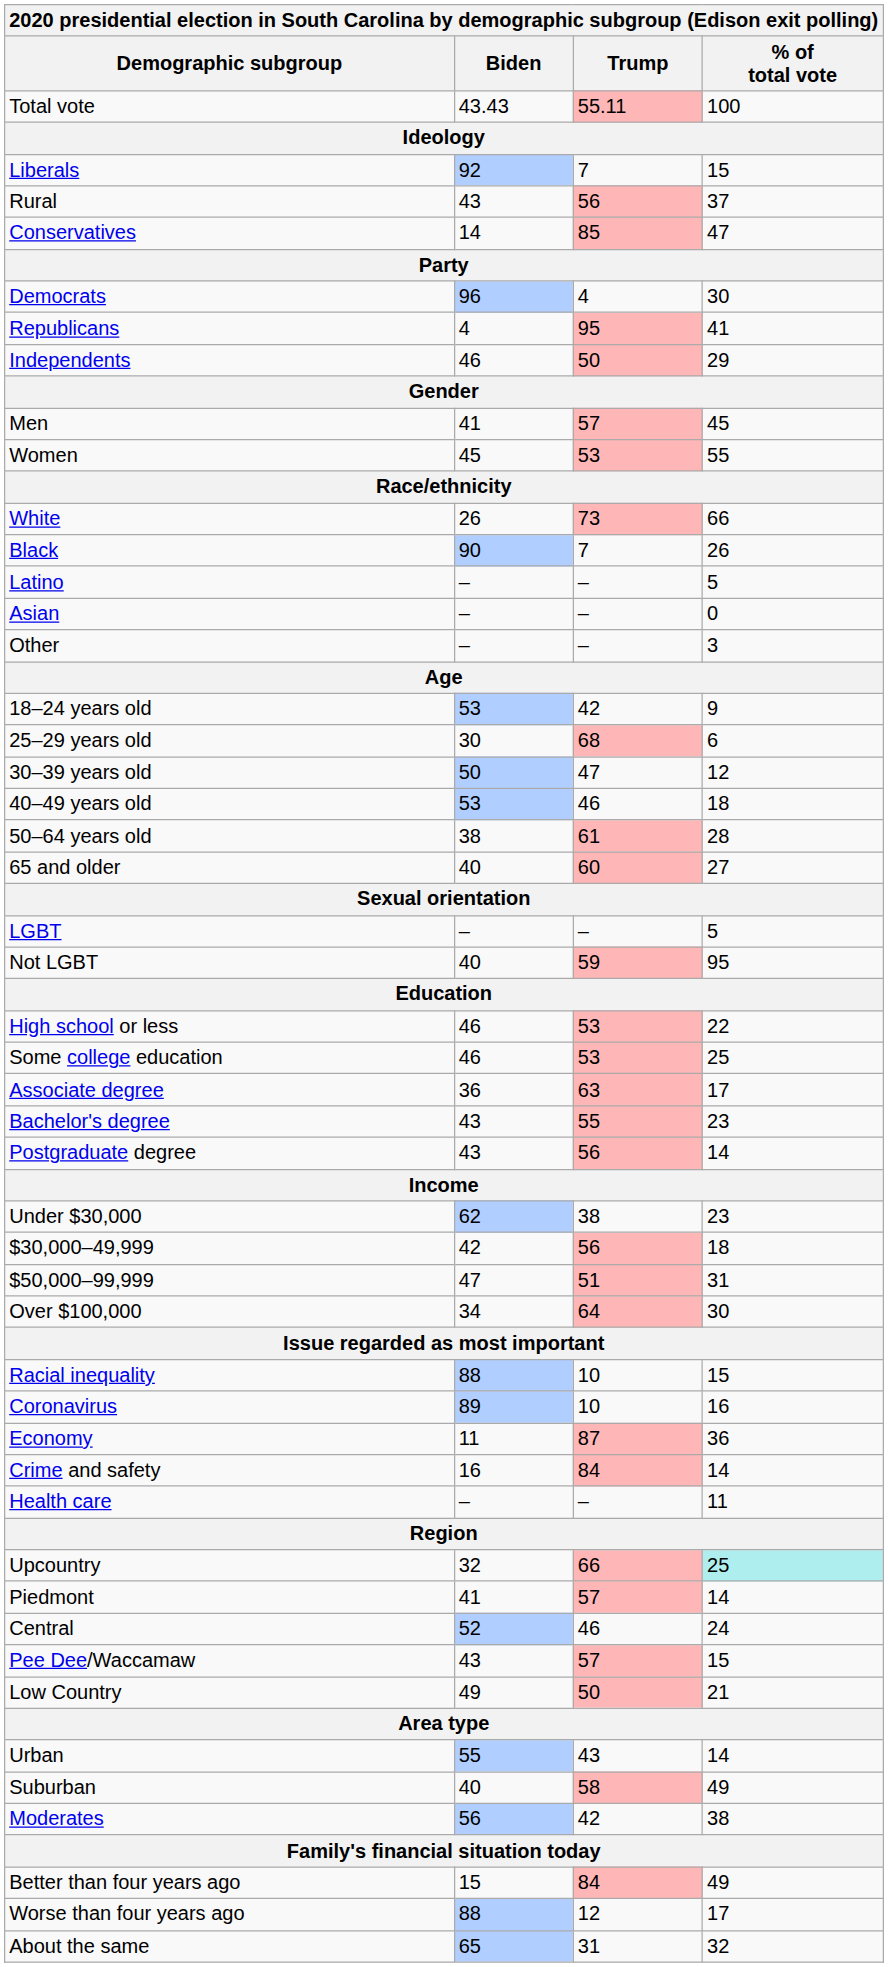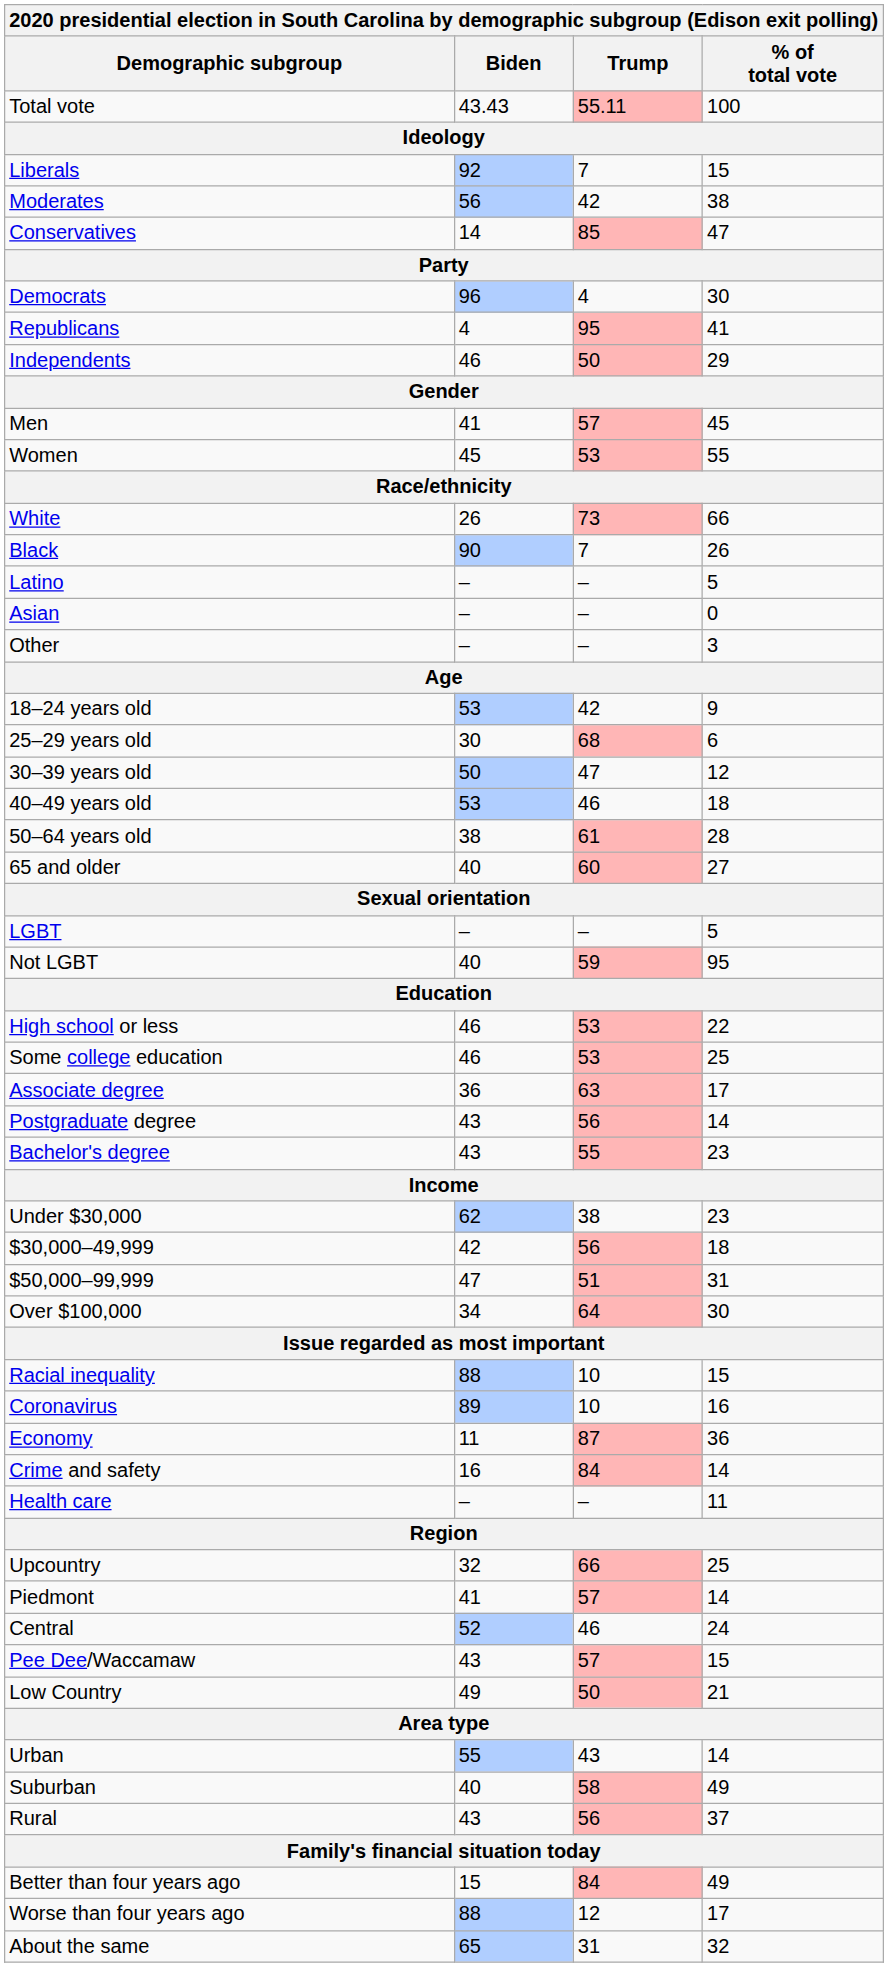rows swapped: (56, 1819) <-> (33, 201)
rows swapped: (90, 1121) <-> (103, 1153)
(718, 1565) paleturquoise background -> (718, 1565) no background
